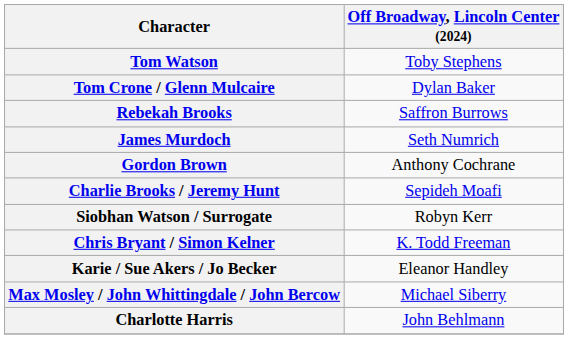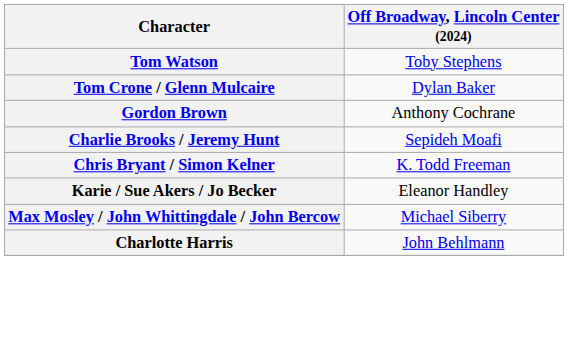- row: (174, 113)
- row: (174, 139)
- row: (174, 216)
